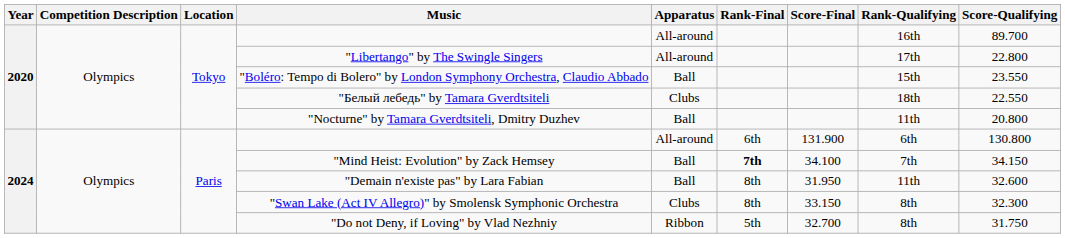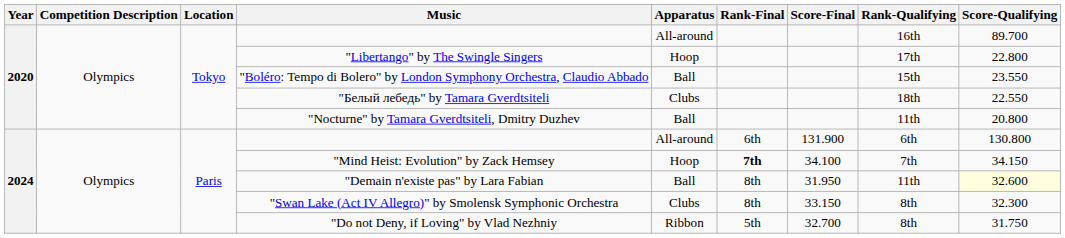(684, 56) All-around -> (684, 56) Hoop
(684, 160) Ball -> (684, 160) Hoop
(1010, 181) no background -> (1010, 181) lightyellow background
